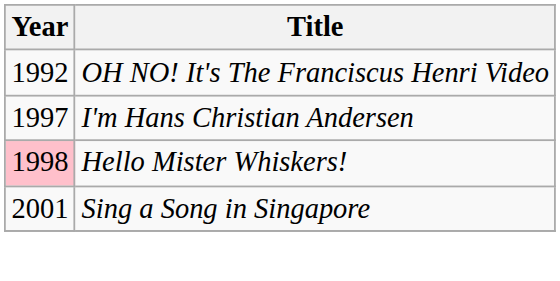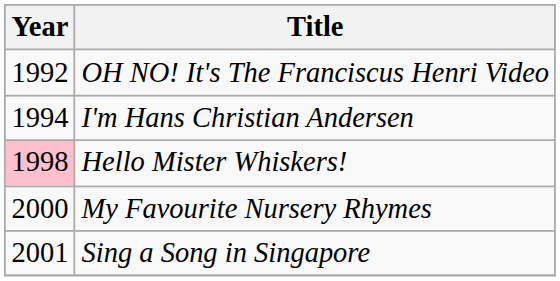(40, 117) 1997 -> (40, 117) 1994
+ row: (257, 207)
